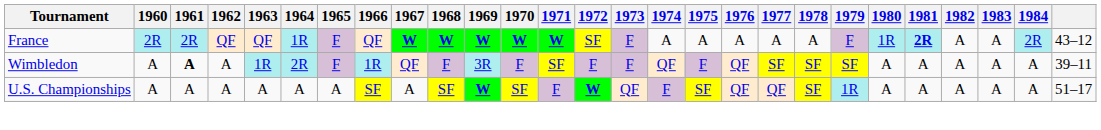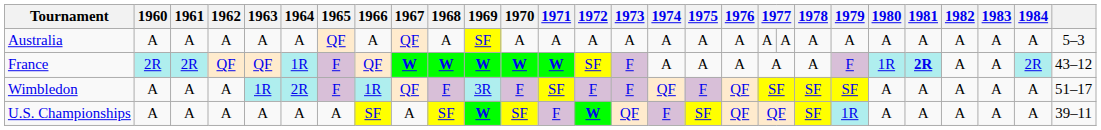+ row: (35, 40)
(189, 64) bold -> (189, 88) normal
(1074, 64) 39–11 -> (1074, 88) 51–17
(1074, 88) 51–17 -> (1074, 112) 39–11
